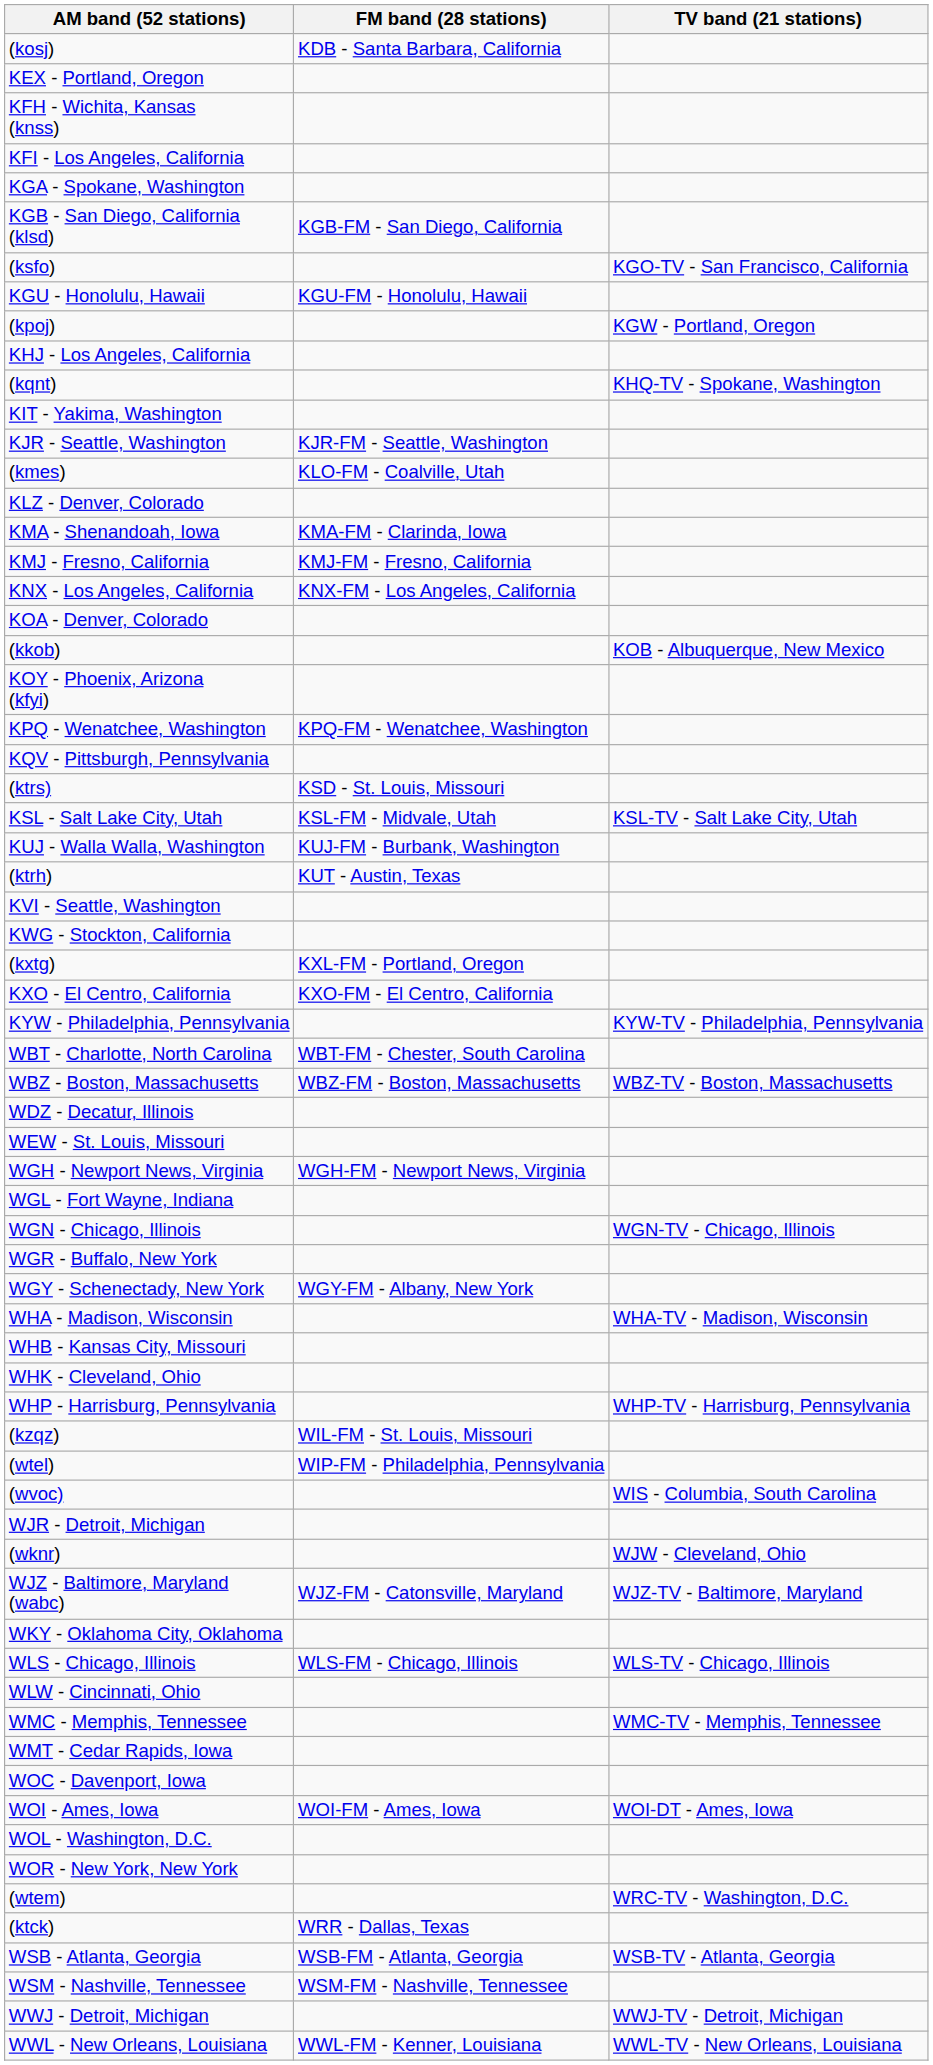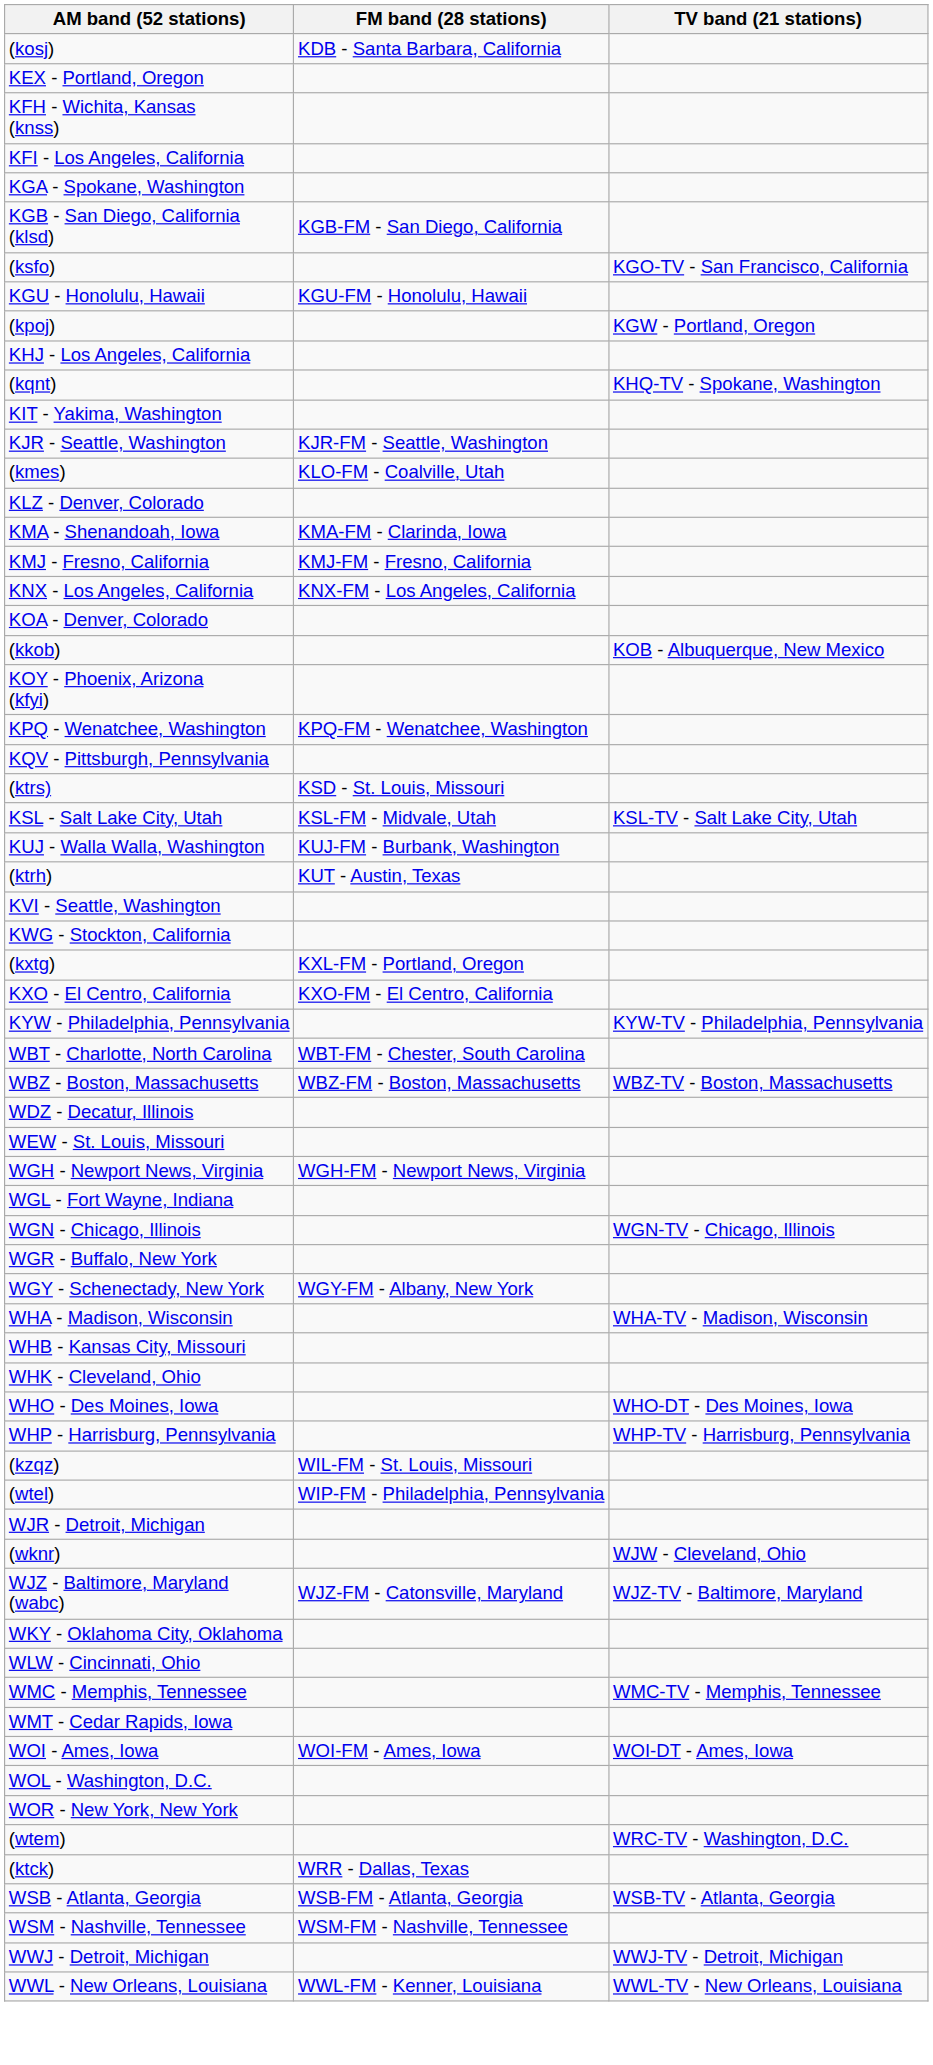+ row: (114, 1406)
- row: (36, 1494)
- row: (102, 1662)
- row: (107, 1780)
